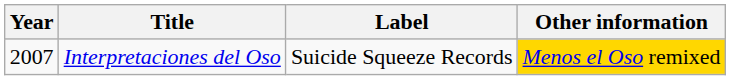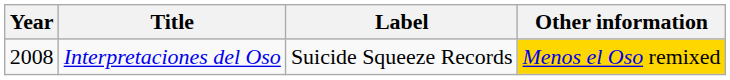(32, 56) 2007 -> (32, 56) 2008
